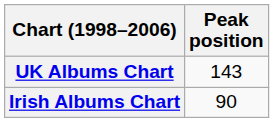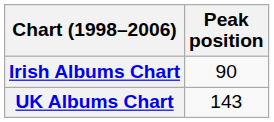rows swapped: (95, 102) <-> (95, 71)
